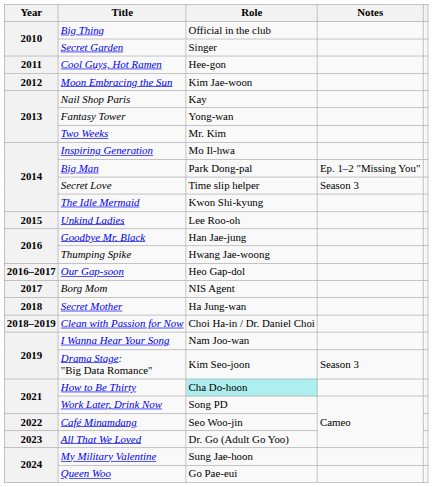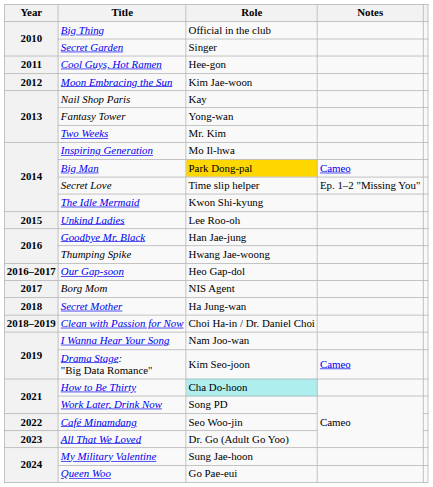(220, 168) no background -> (220, 168) gold background
(370, 168) Ep. 1–2 "Missing You" -> (335, 168) Cameo
(339, 185) Season 3 -> (370, 185) Ep. 1–2 "Missing You"
(339, 364) Season 3 -> (335, 364) Cameo
